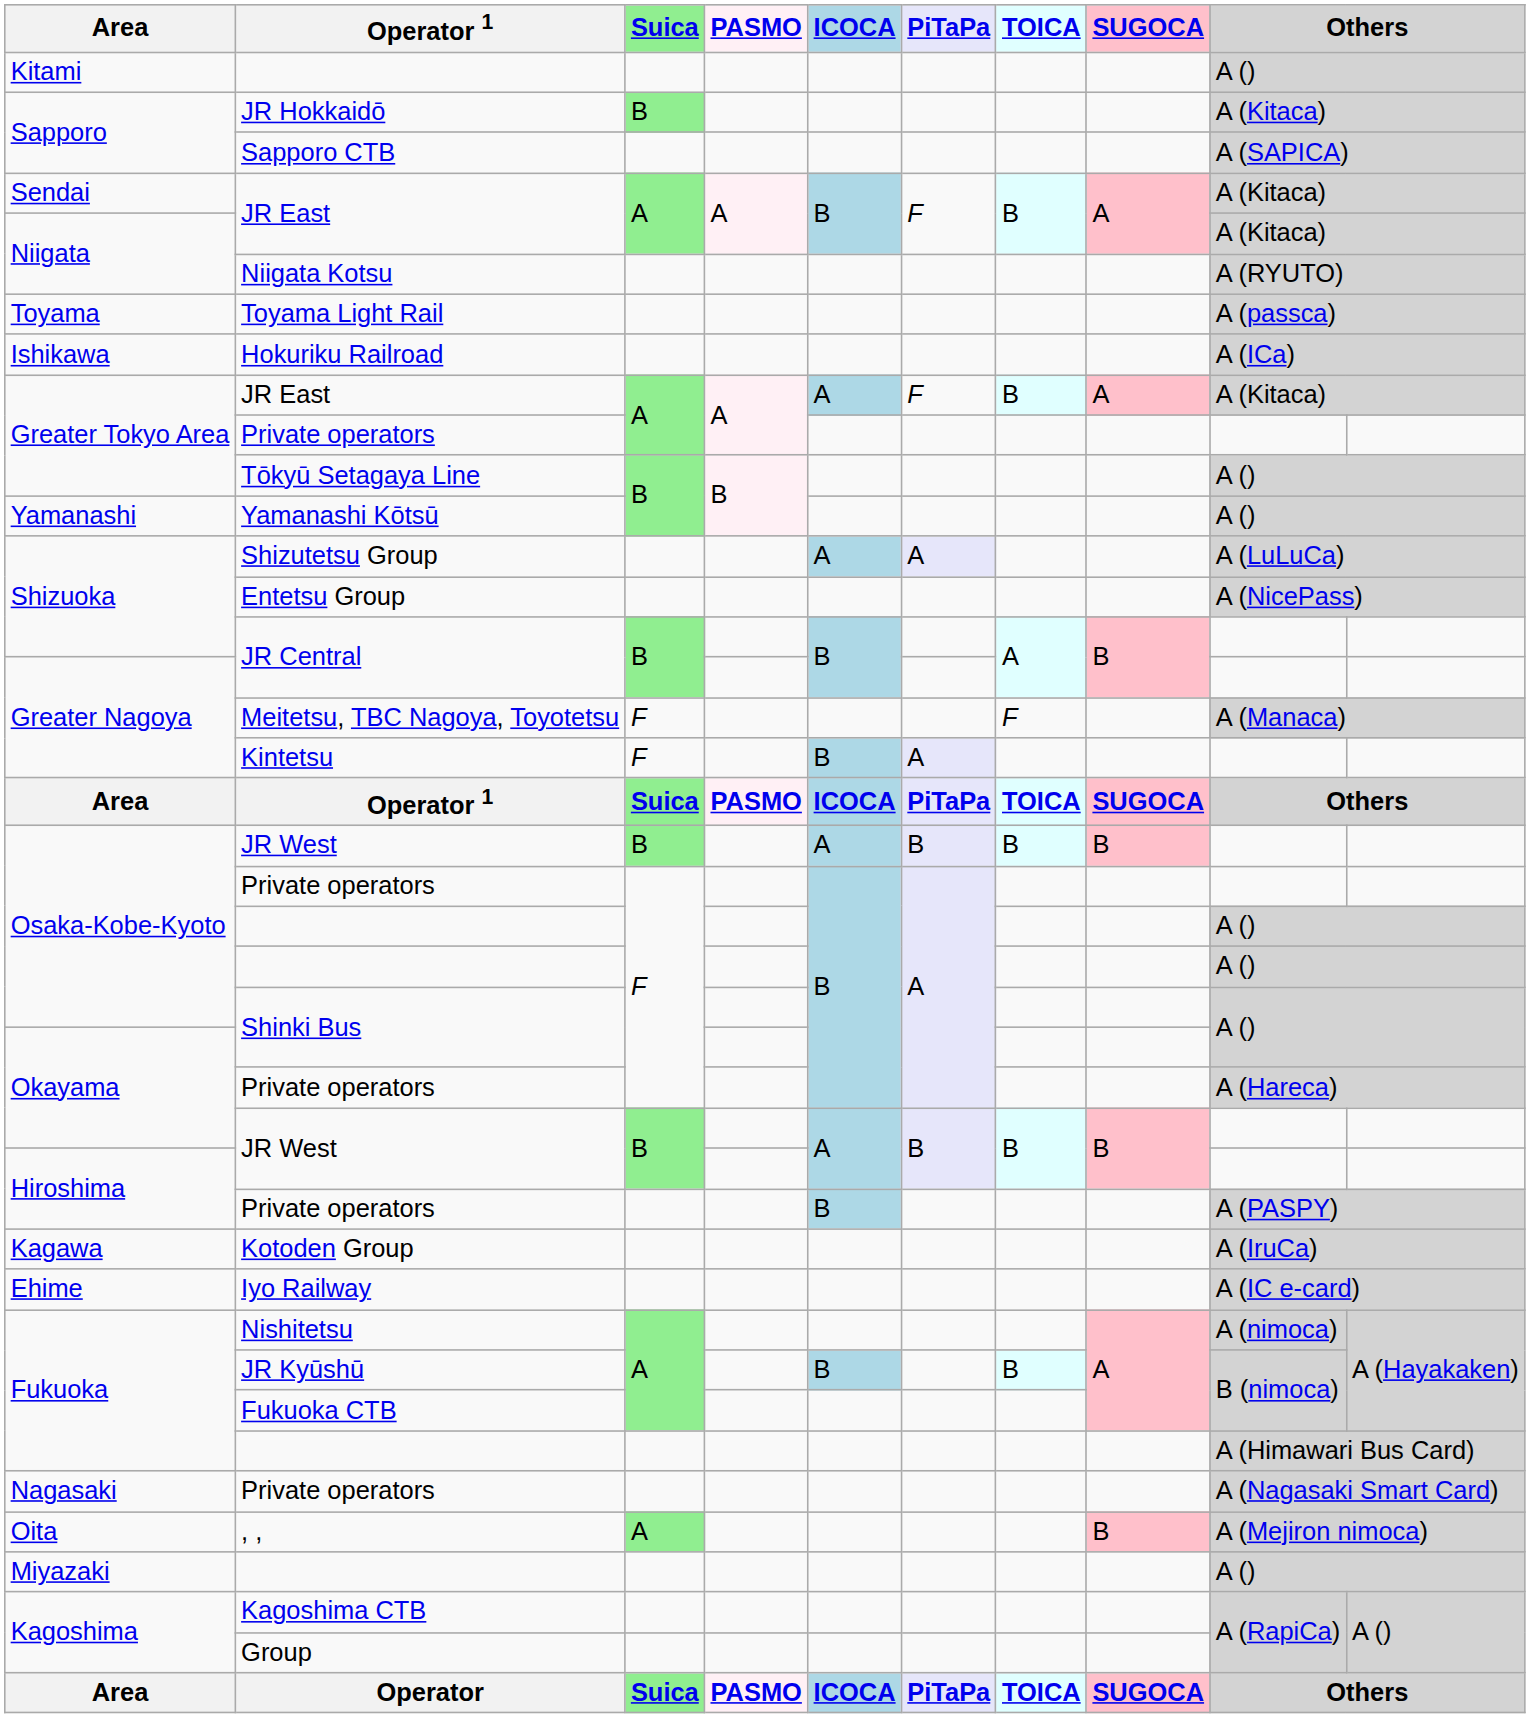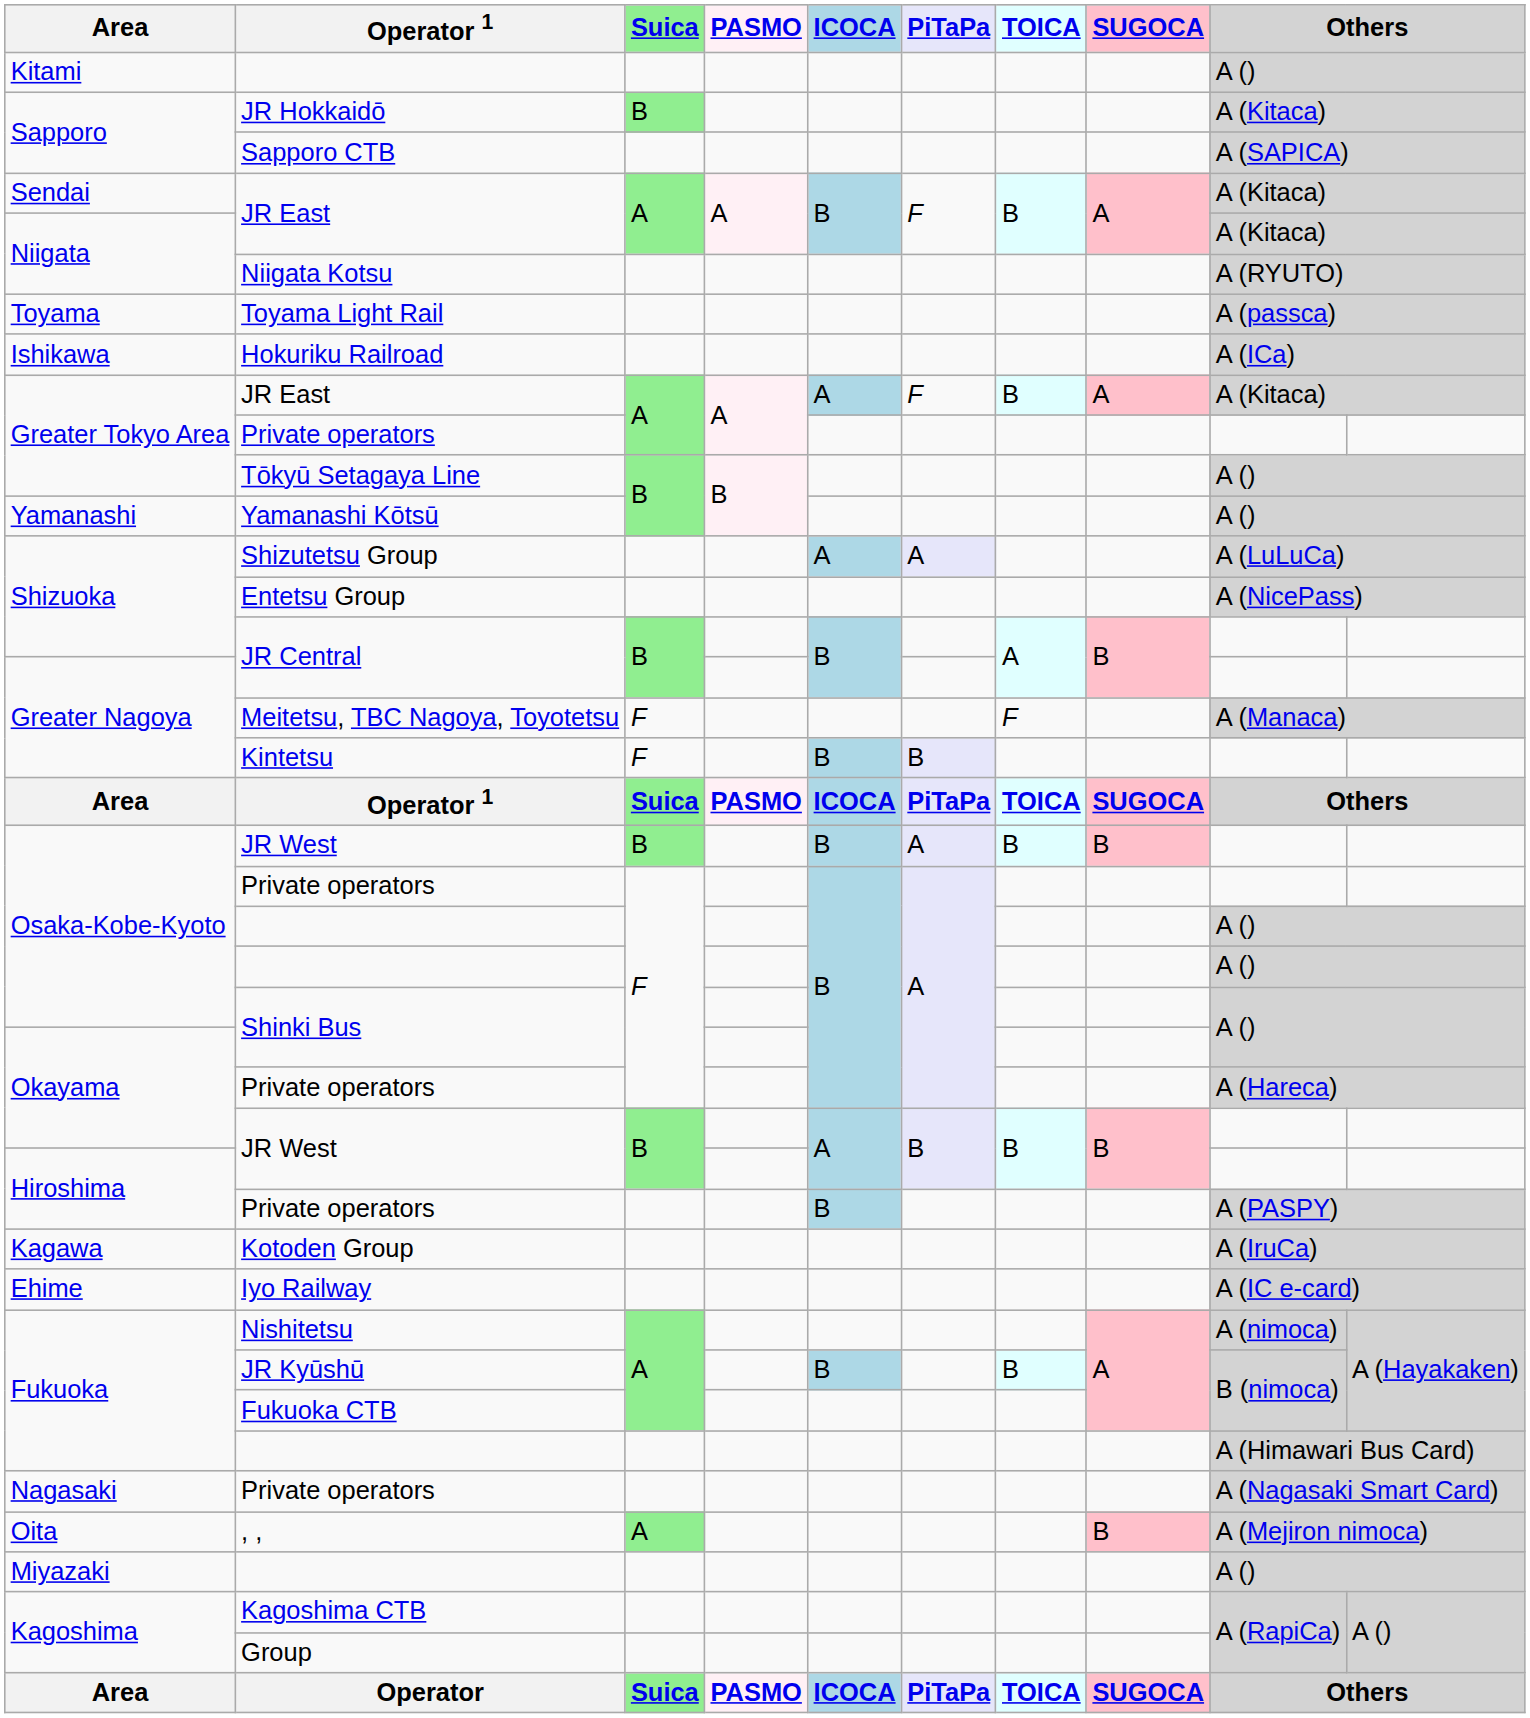(916, 757) A -> (916, 757) B
(822, 845) A -> (822, 845) B
(916, 845) B -> (916, 845) A
